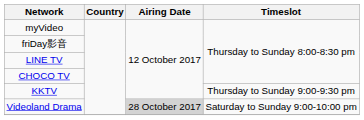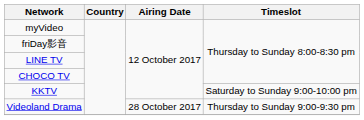(281, 91) Thursday to Sunday 9:00-9:30 pm -> (281, 91) Saturday to Sunday 9:00-10:00 pm
(165, 106) lightgrey background -> (165, 106) no background
(281, 106) Saturday to Sunday 9:00-10:00 pm -> (281, 106) Thursday to Sunday 9:00-9:30 pm
